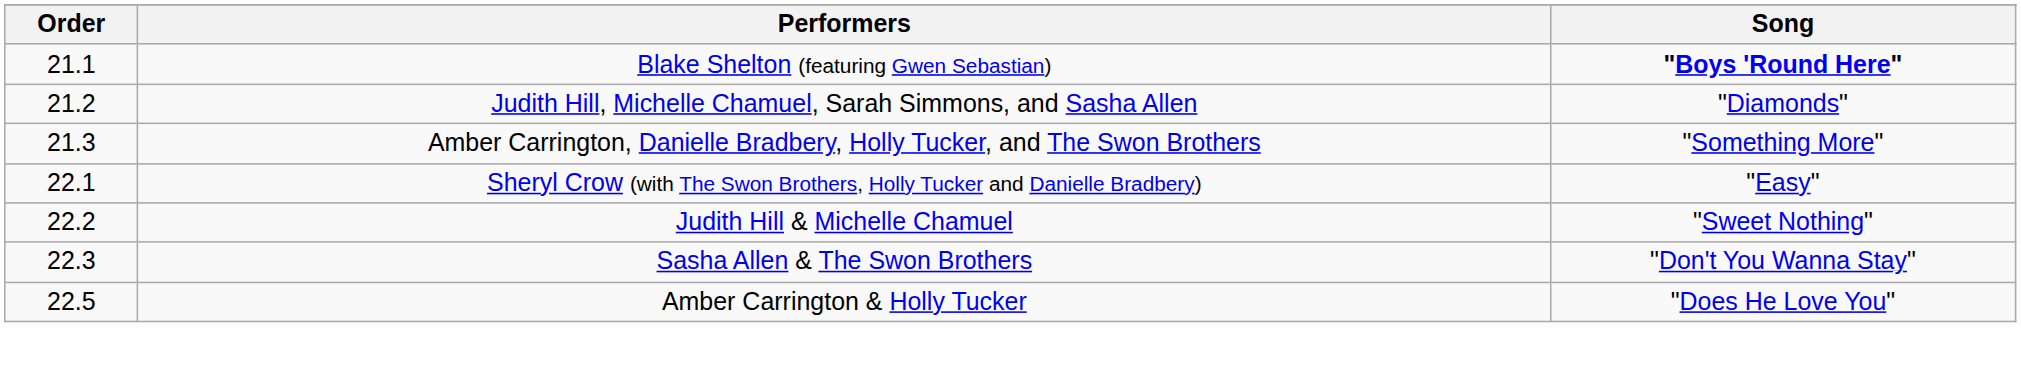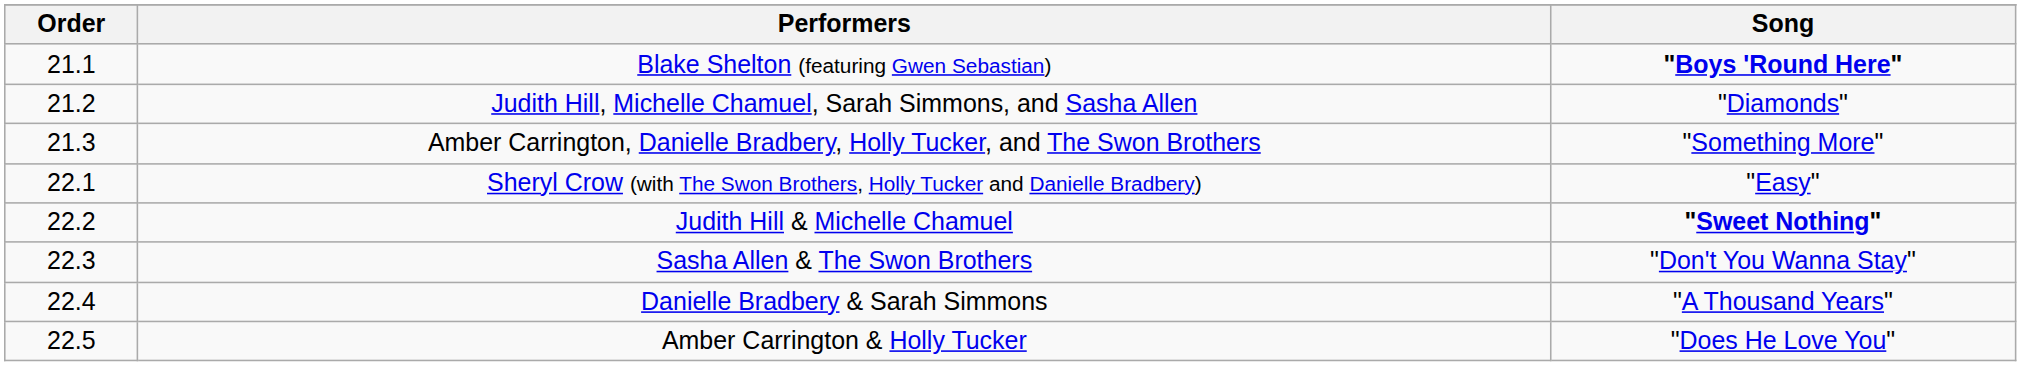(1783, 222) normal -> (1783, 222) bold
+ row: (844, 301)
